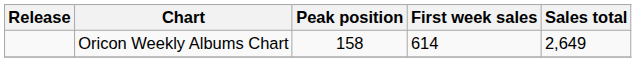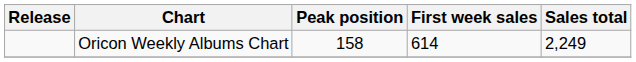(566, 43) 2,649 -> (566, 43) 2,249
